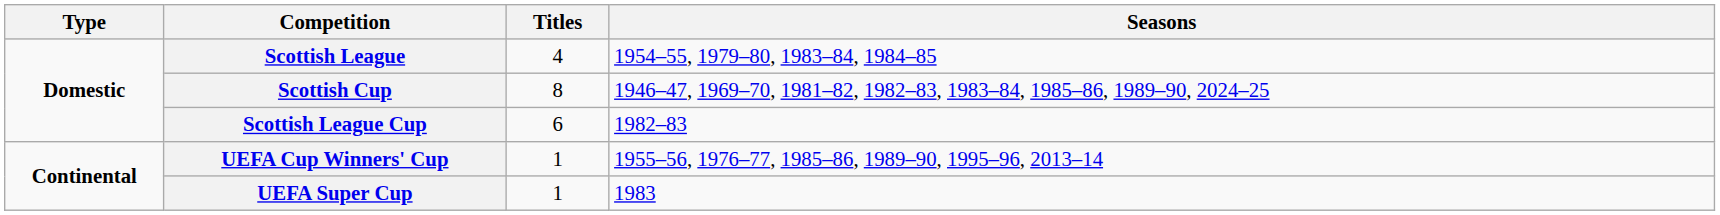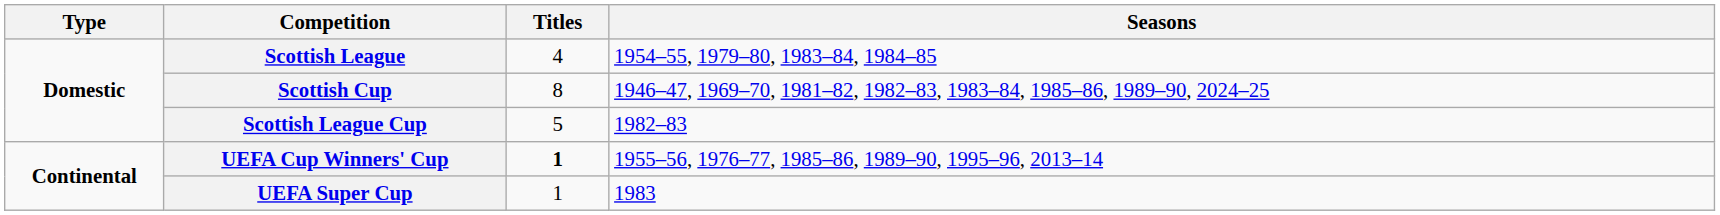(558, 124) 6 -> (558, 124) 5
(558, 159) normal -> (558, 159) bold
